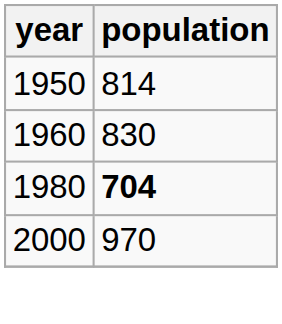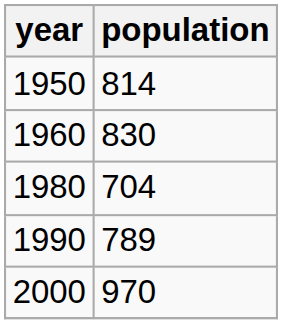(129, 187) bold -> (129, 187) normal
+ row: (49, 239)
